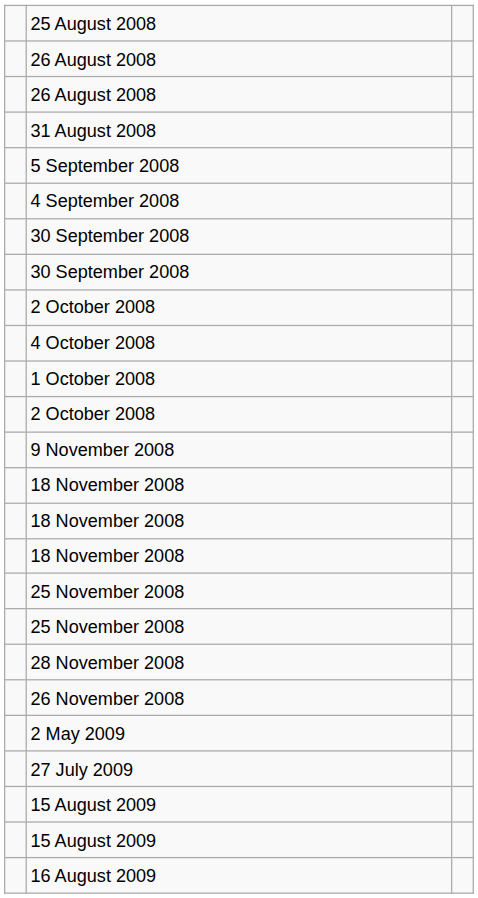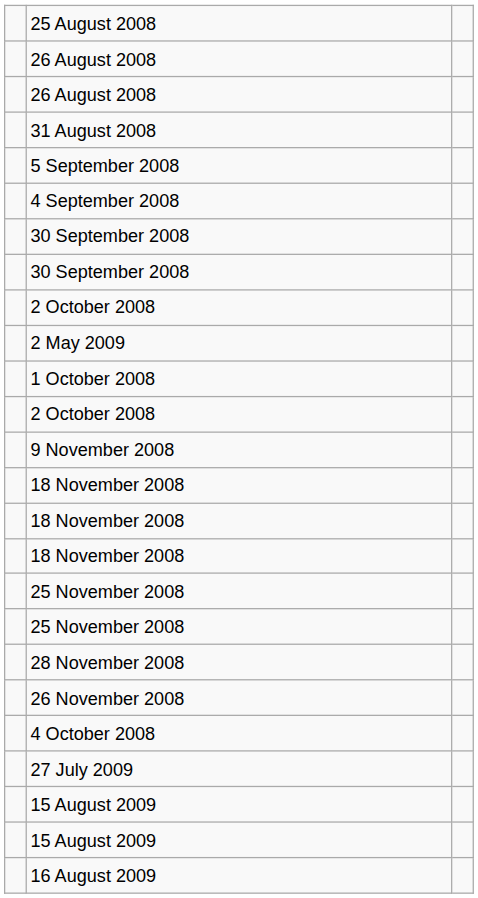rows swapped: (15, 343) <-> (15, 733)
